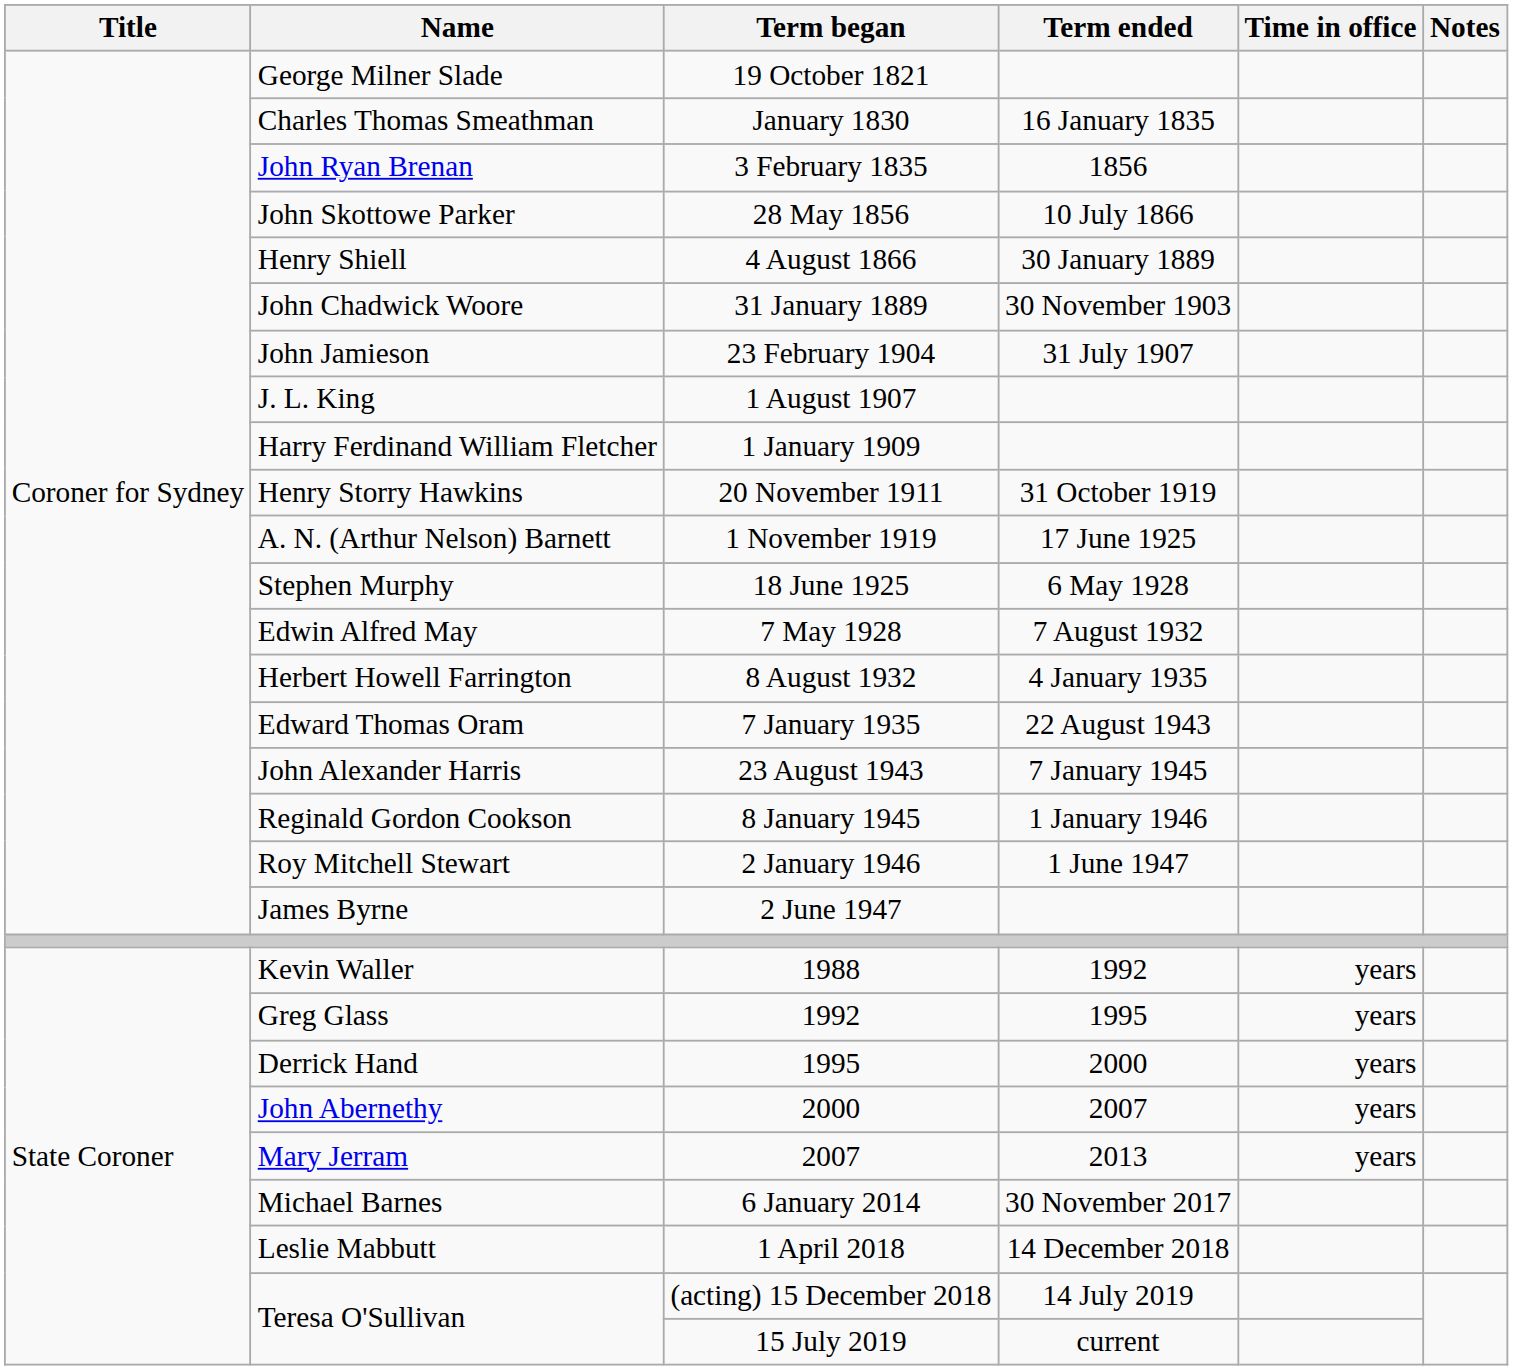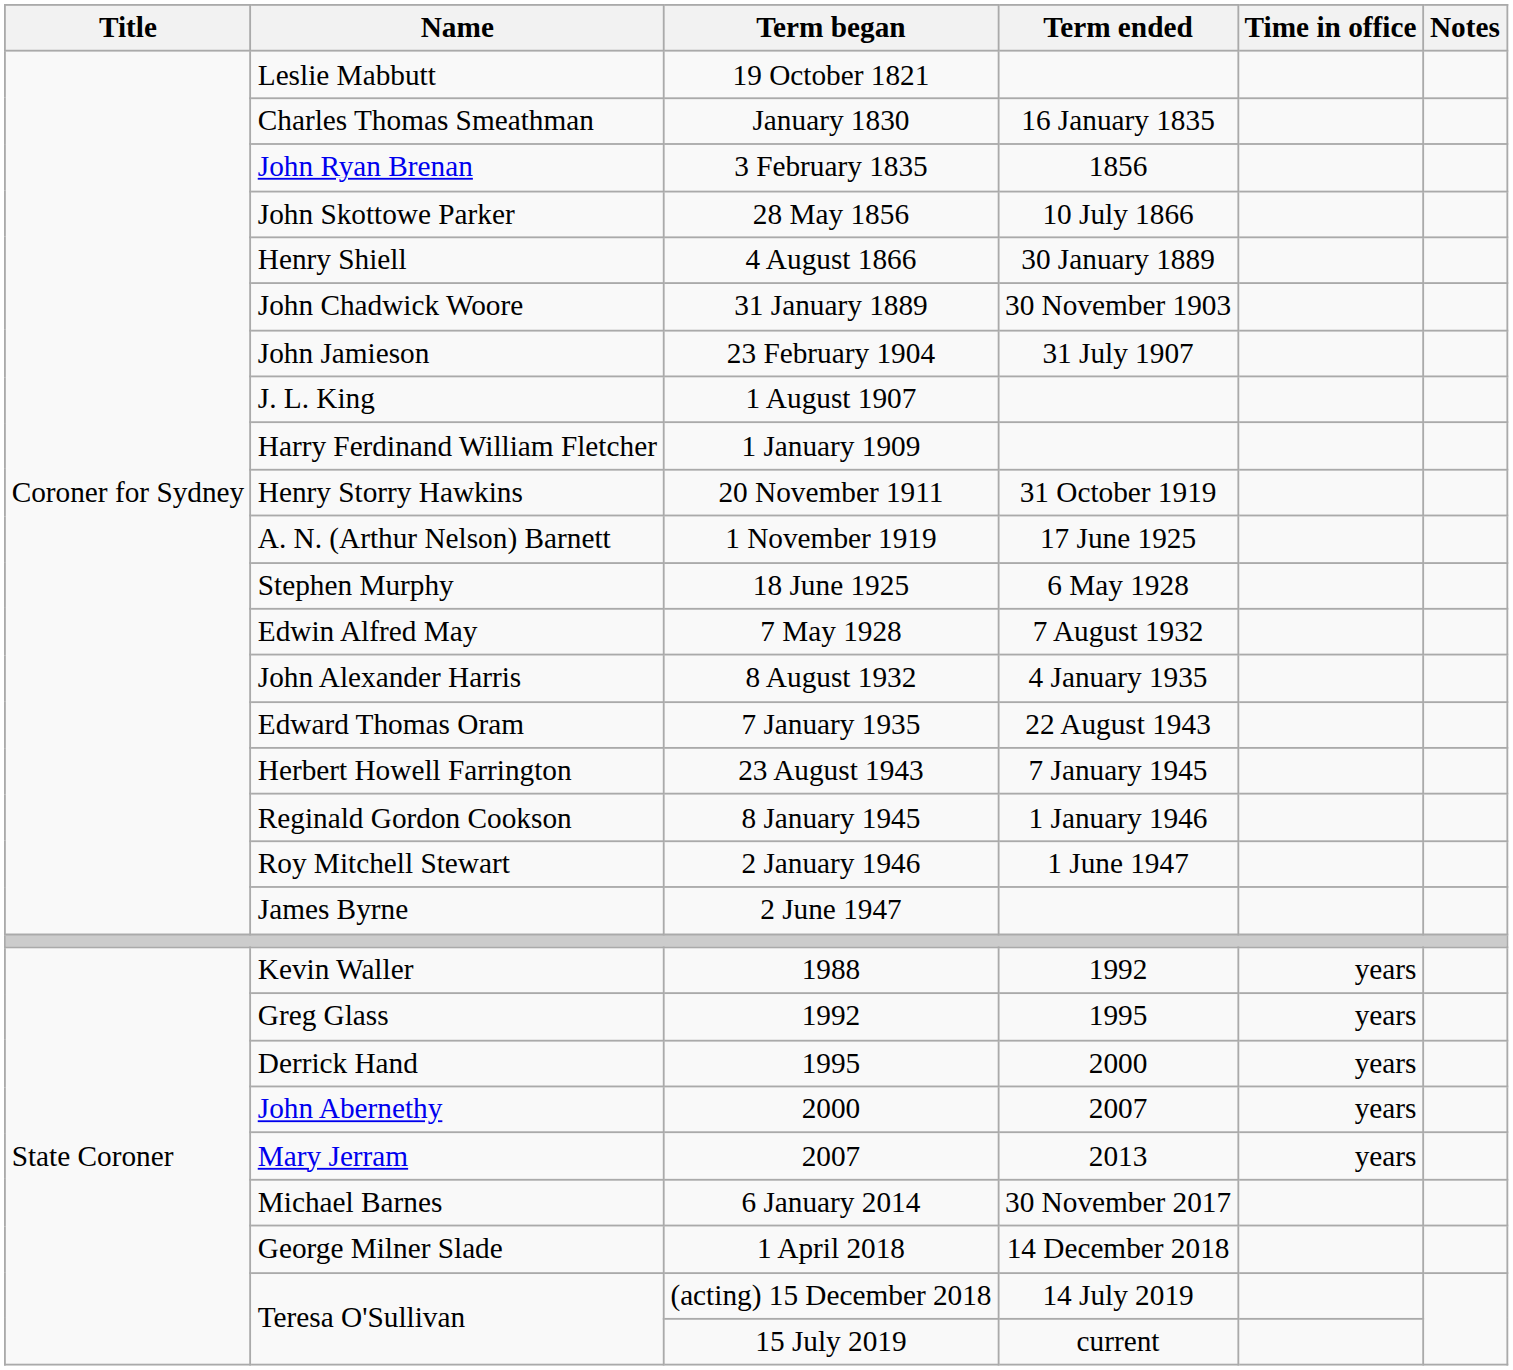(380, 74) George Milner Slade -> (347, 74) Leslie Mabbutt
(415, 677) Herbert Howell Farrington -> (389, 677) John Alexander Harris
(389, 770) John Alexander Harris -> (415, 770) Herbert Howell Farrington
(347, 1248) Leslie Mabbutt -> (380, 1248) George Milner Slade
